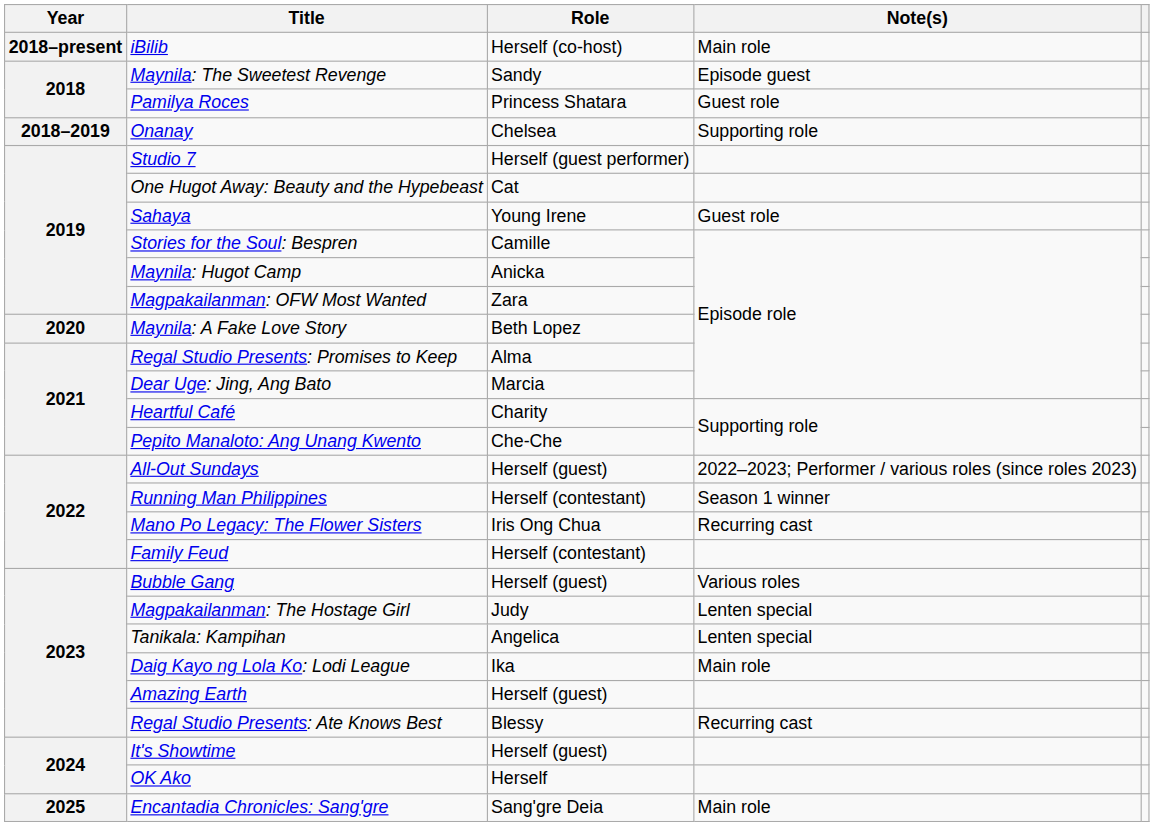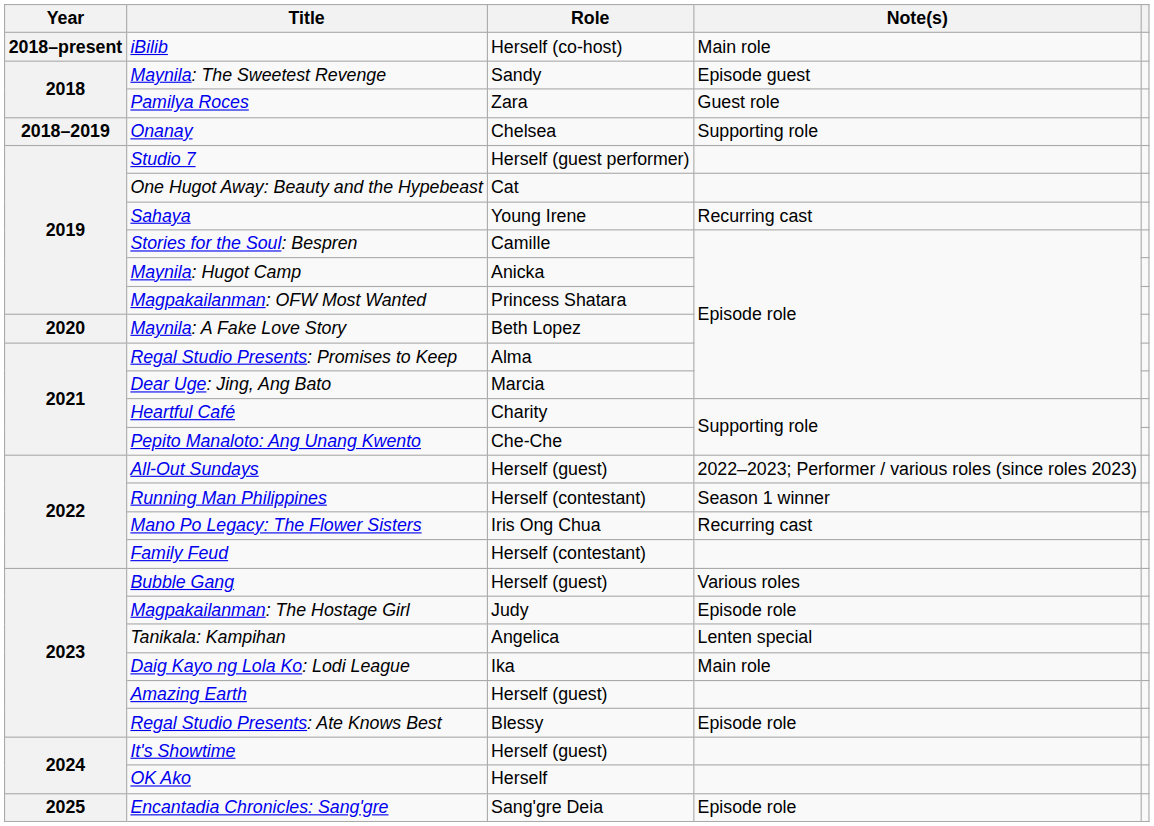(559, 103) Princess Shatara -> (509, 103) Zara
(739, 215) Guest role -> (755, 215) Recurring cast
(509, 300) Zara -> (559, 300) Princess Shatara
(755, 610) Lenten special -> (747, 610) Episode role
(755, 722) Recurring cast -> (747, 722) Episode role
(734, 807) Main role -> (747, 807) Episode role
